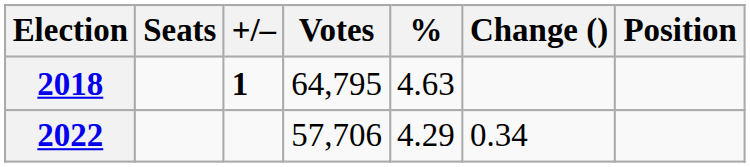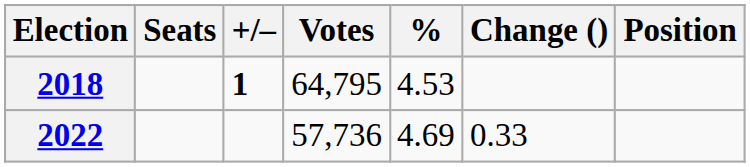(426, 82) 4.63 -> (426, 82) 4.53
(337, 135) 57,706 -> (337, 135) 57,736
(426, 135) 4.29 -> (426, 135) 4.69
(499, 135) 0.34 -> (499, 135) 0.33
